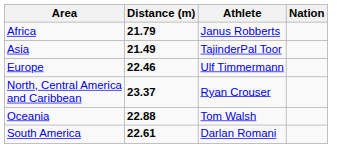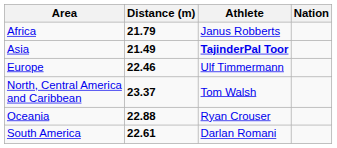(241, 49) normal -> (245, 49) bold
(236, 91) Ryan Crouser -> (228, 91) Tom Walsh
(228, 116) Tom Walsh -> (236, 116) Ryan Crouser
